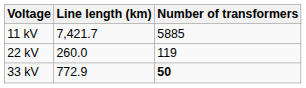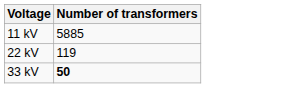- column: (104, 14)
